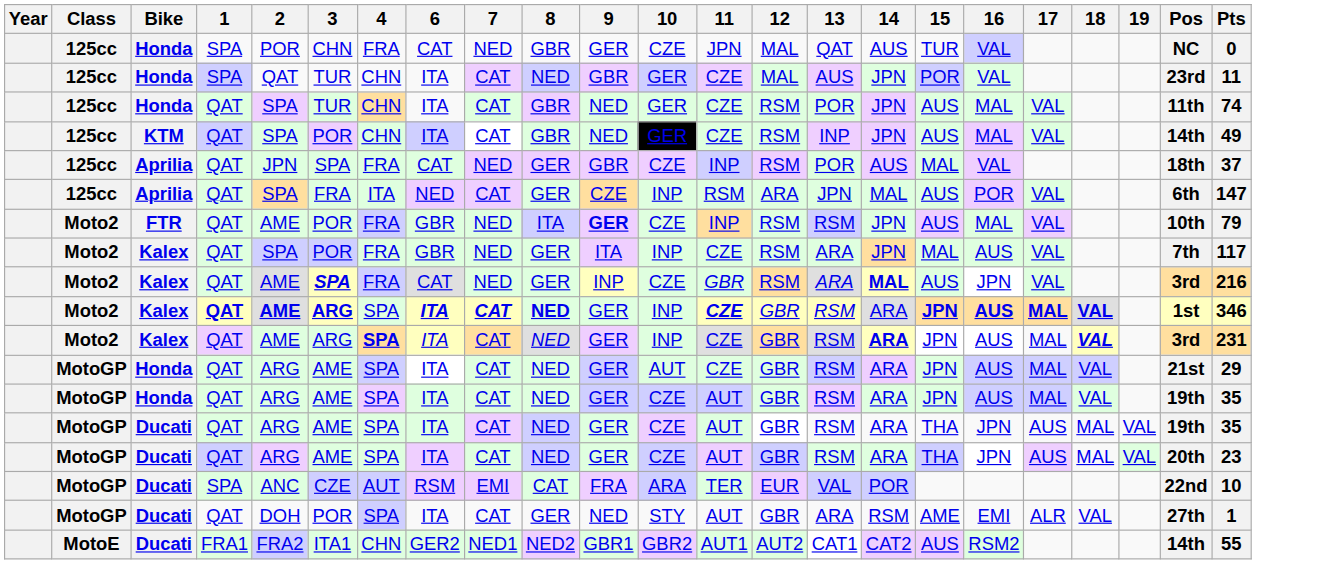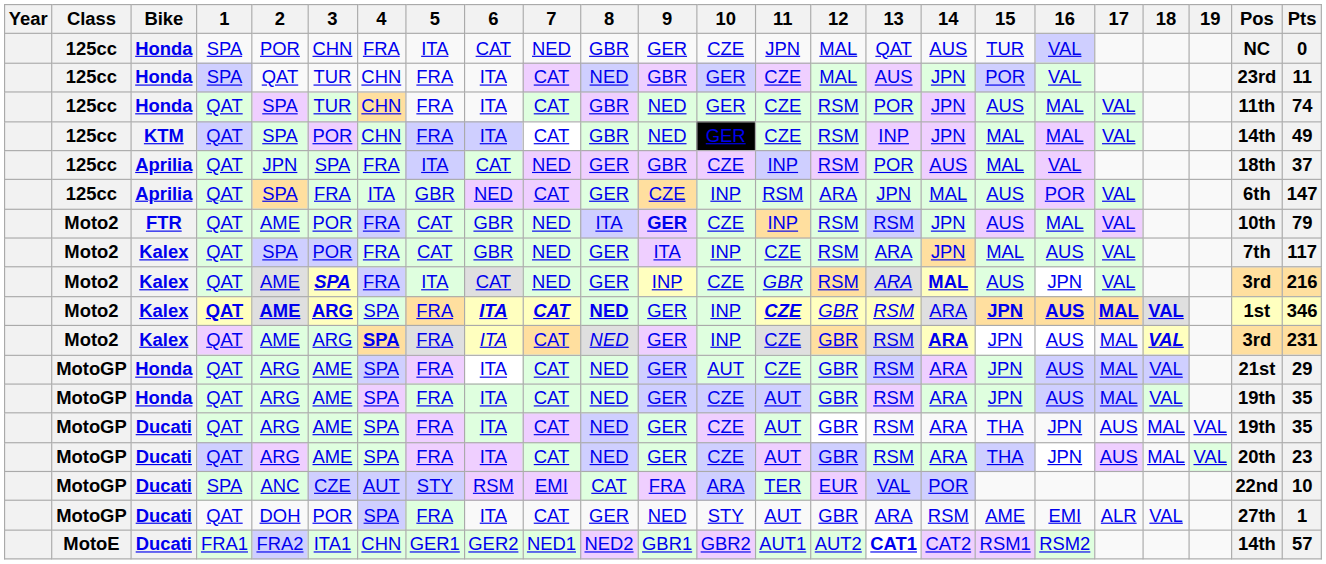+ column: (435, 19)
(940, 135) AUS -> (1005, 135) MAL
(835, 544) normal -> (894, 544) bold
(940, 544) AUS -> (1005, 544) RSM1
(1231, 544) 55 -> (1302, 544) 57
